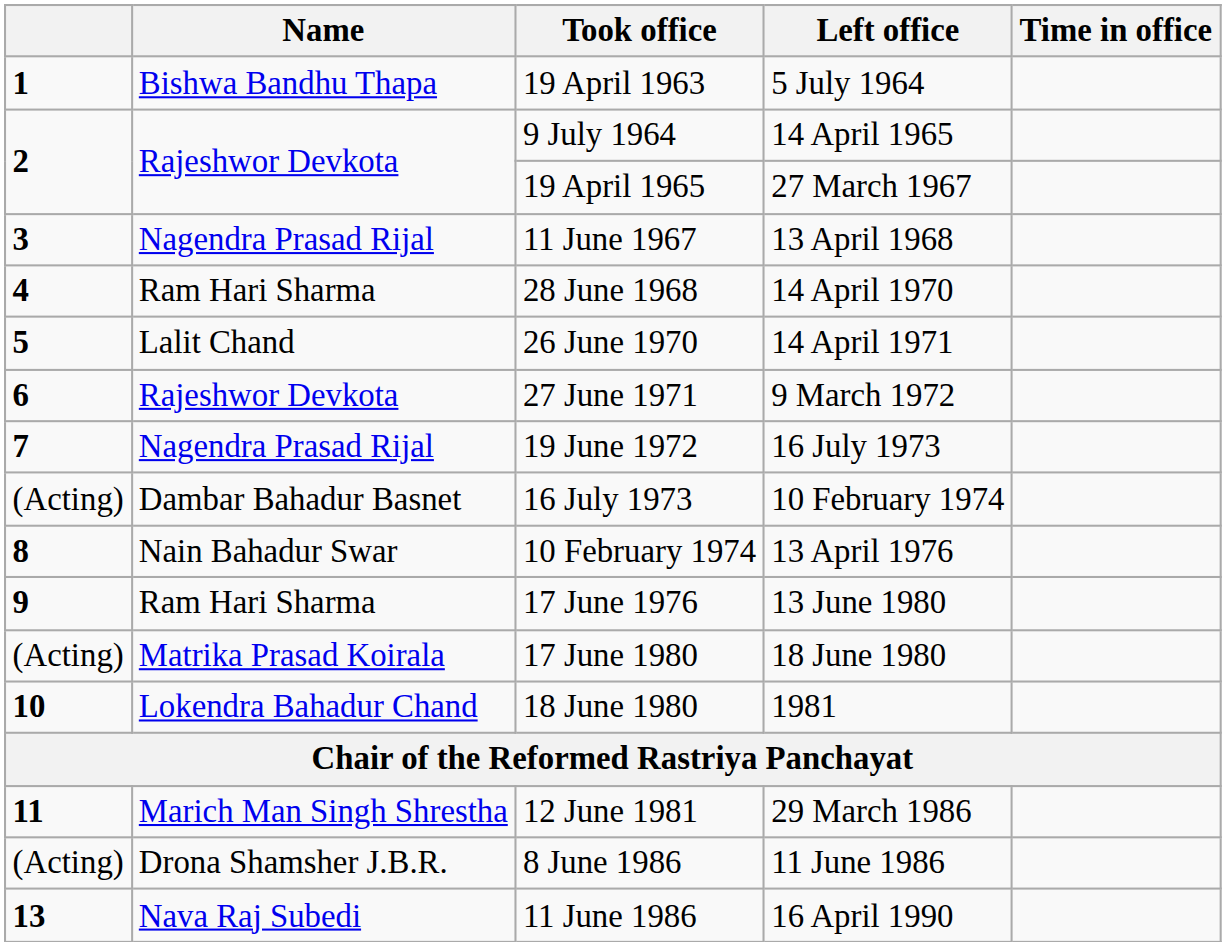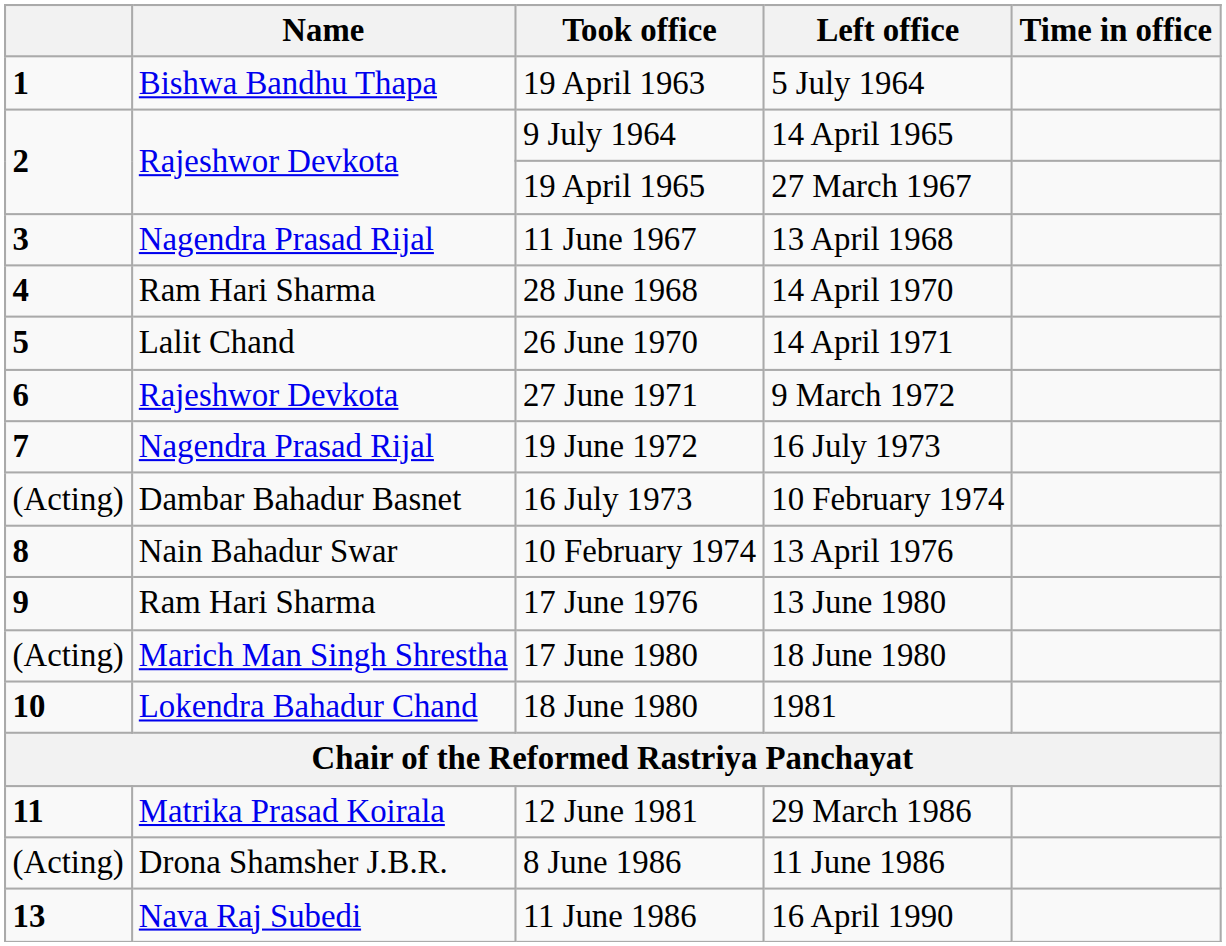(292, 654) Matrika Prasad Koirala -> (323, 654) Marich Man Singh Shrestha
(323, 810) Marich Man Singh Shrestha -> (292, 810) Matrika Prasad Koirala
